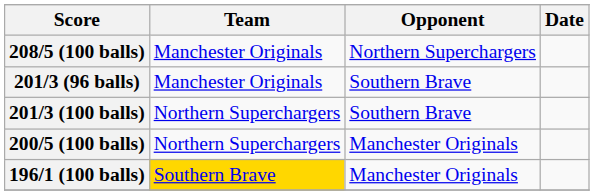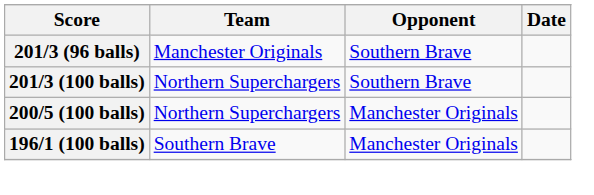- row: (77, 50)
(215, 174) gold background -> (215, 143) no background
